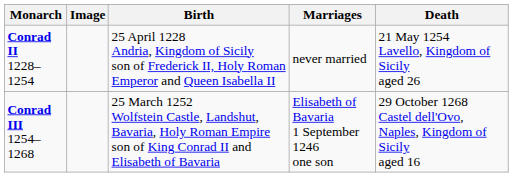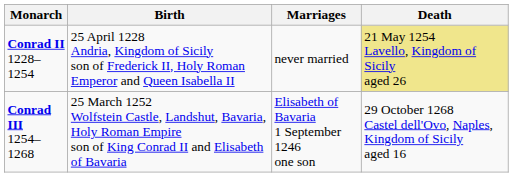- column: (88, 15)
(434, 58) no background -> (420, 58) khaki background
